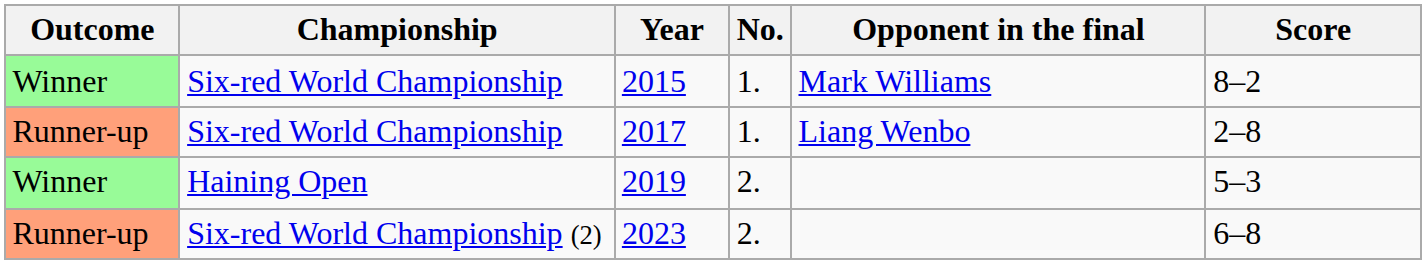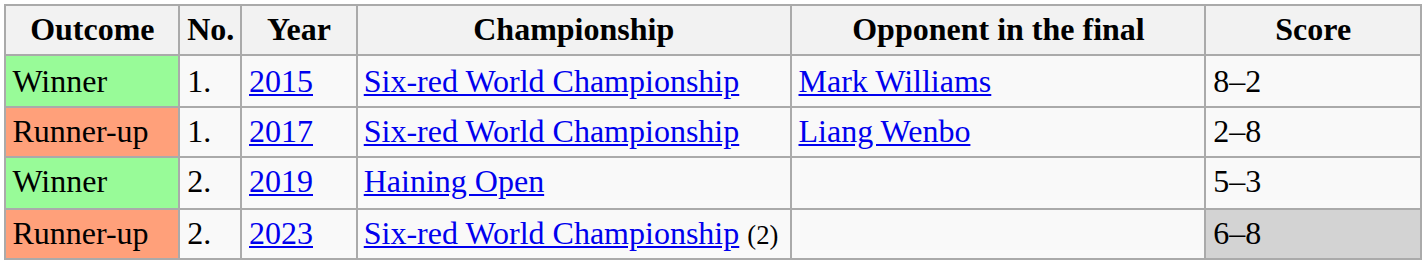columns swapped: (760, 29) <-> (397, 29)
(1237, 232) no background -> (1237, 232) lightgrey background
